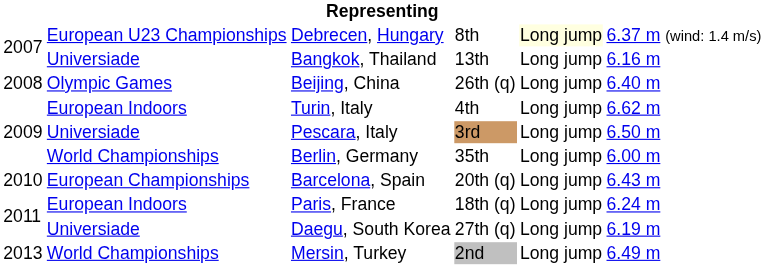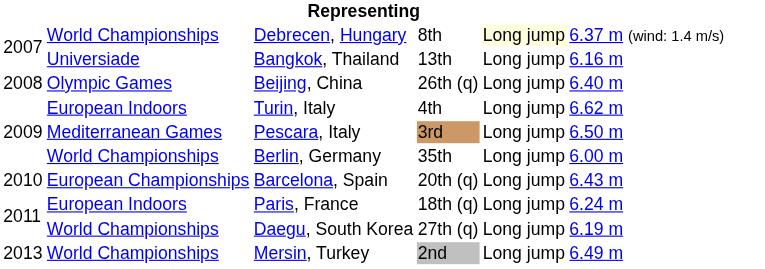(167, 35) European U23 Championships -> (133, 35) World Championships
(93, 132) Universiade -> (134, 132) Mediterranean Games
(93, 228) Universiade -> (133, 228) World Championships
